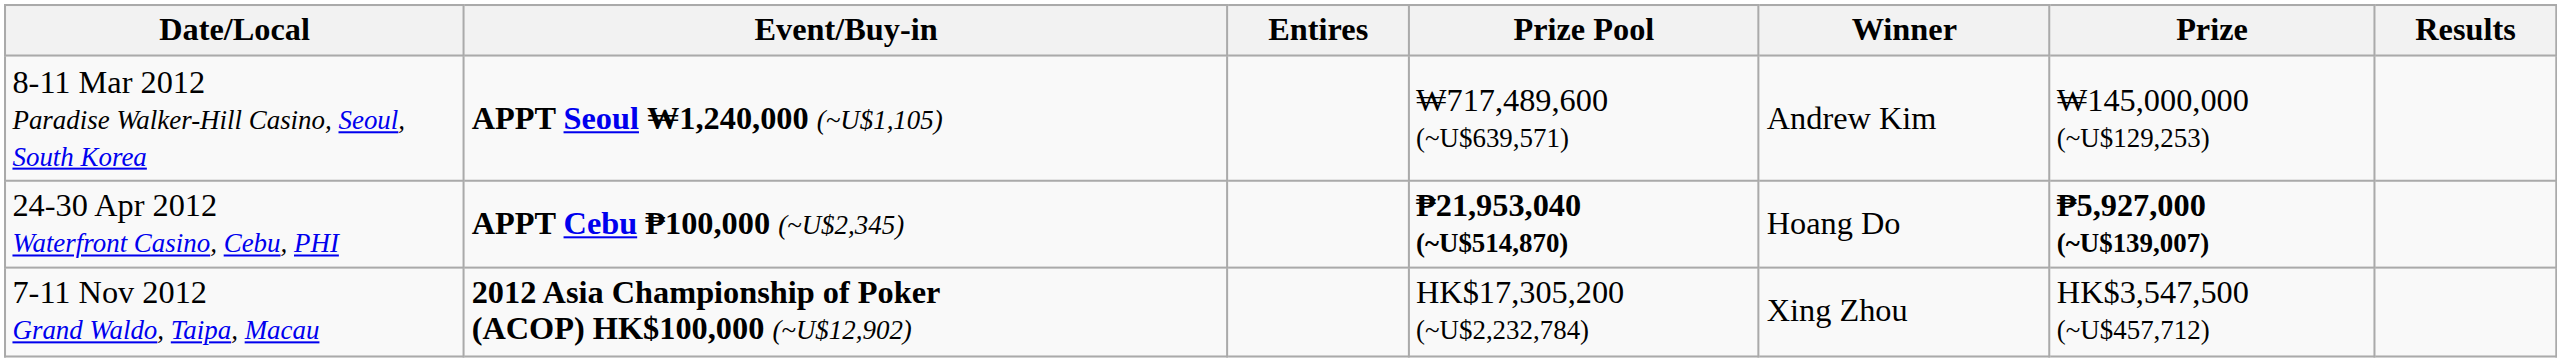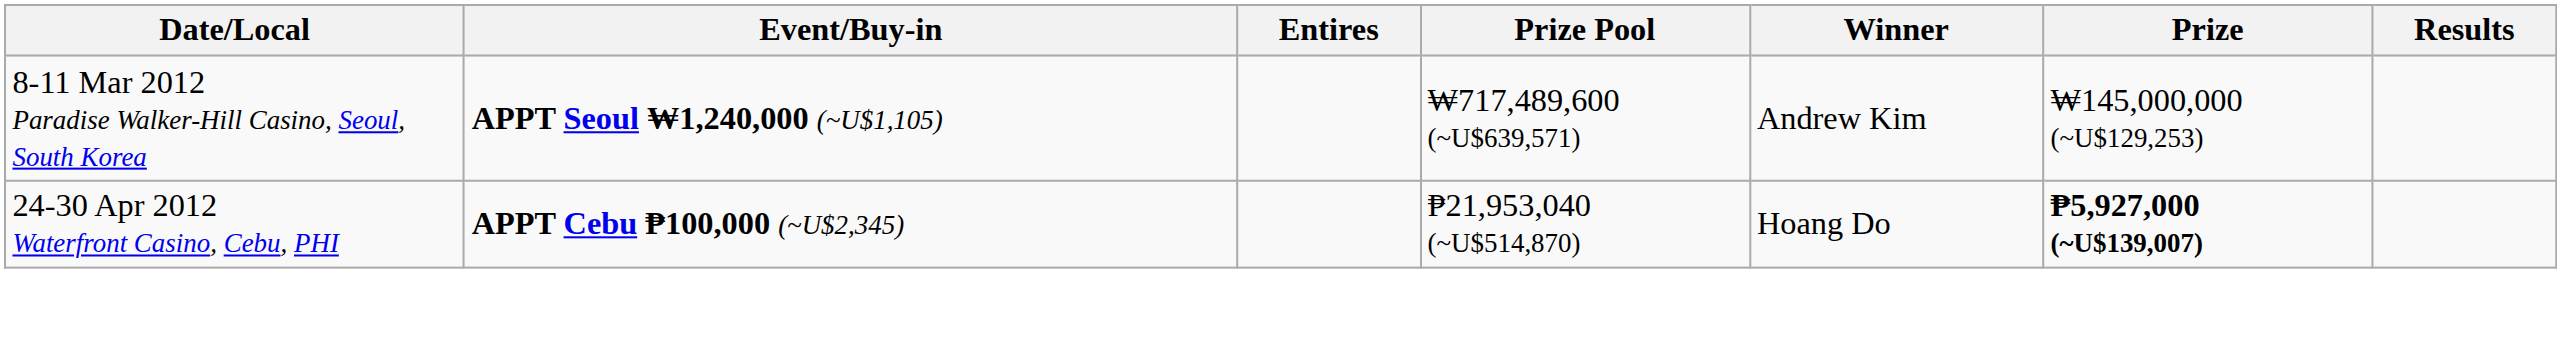(1499, 223) bold -> (1509, 223) normal
- row: (166, 311)
